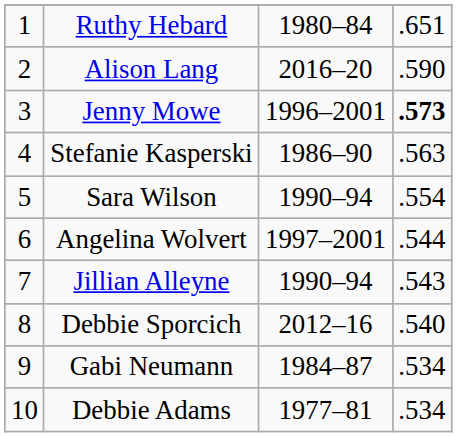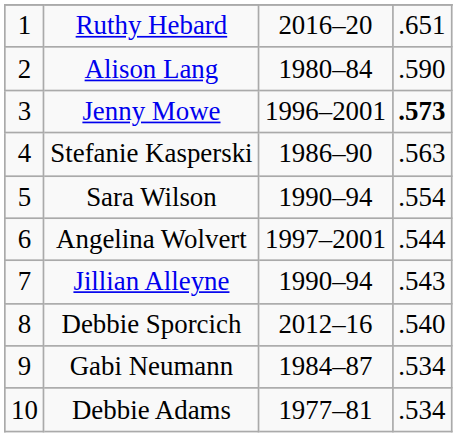(325, 25) 1980–84 -> (325, 25) 2016–20
(325, 68) 2016–20 -> (325, 68) 1980–84
